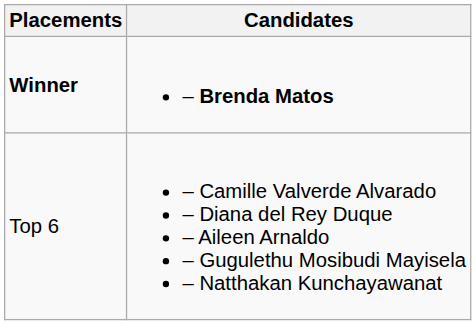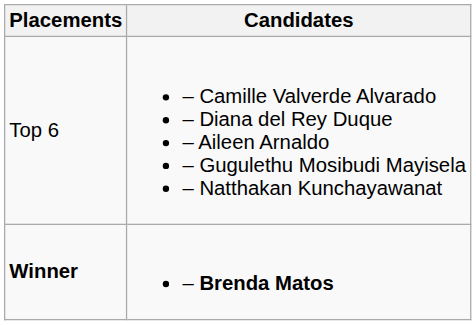rows swapped: (44, 84) <-> (34, 226)
